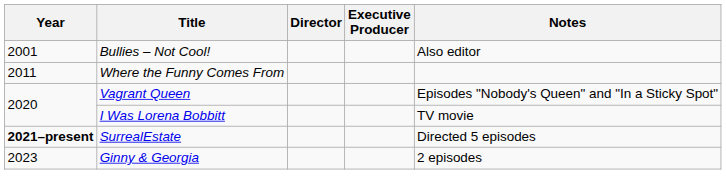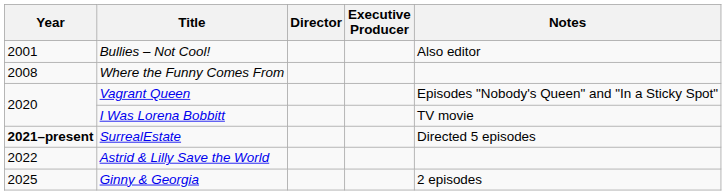(22, 72) 2011 -> (22, 72) 2008
+ row: (184, 158)
(22, 158) 2023 -> (22, 179) 2025
